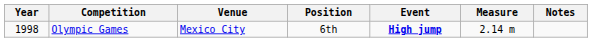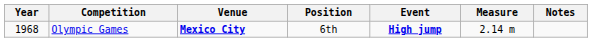(27, 29) 1998 -> (27, 29) 1968
(213, 29) normal -> (213, 29) bold
